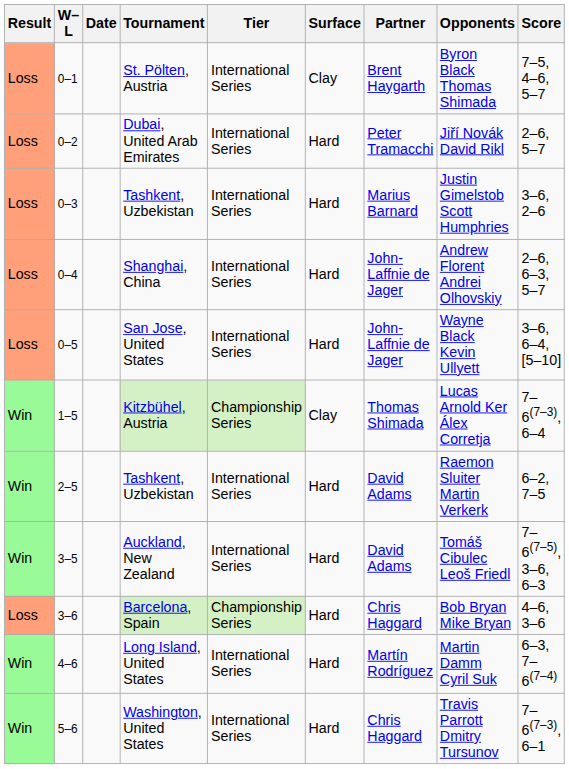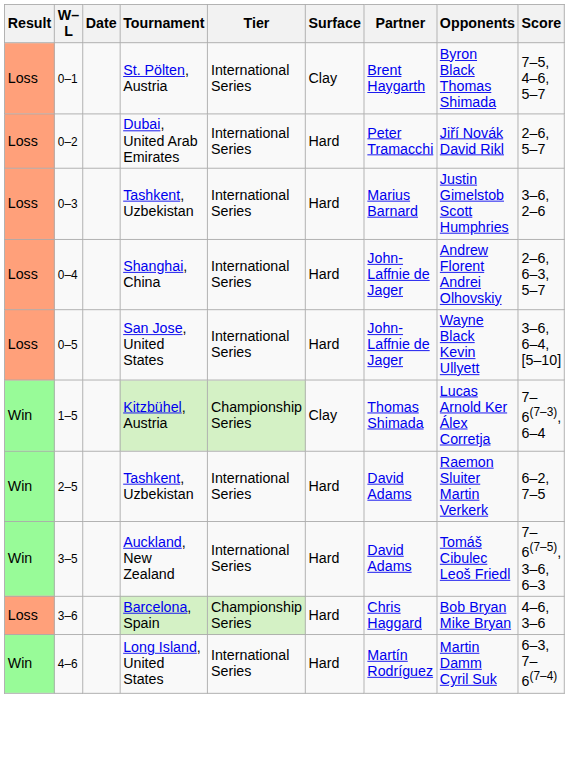- row: (68, 729)
